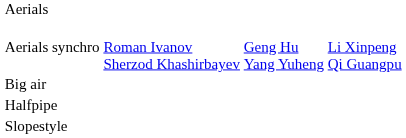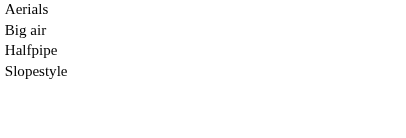- row: (52, 46)
